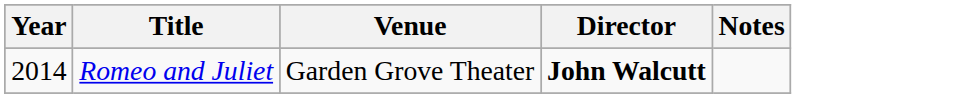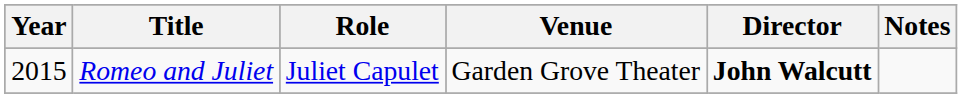+ column: (362, 26)
(39, 70) 2014 -> (39, 70) 2015
